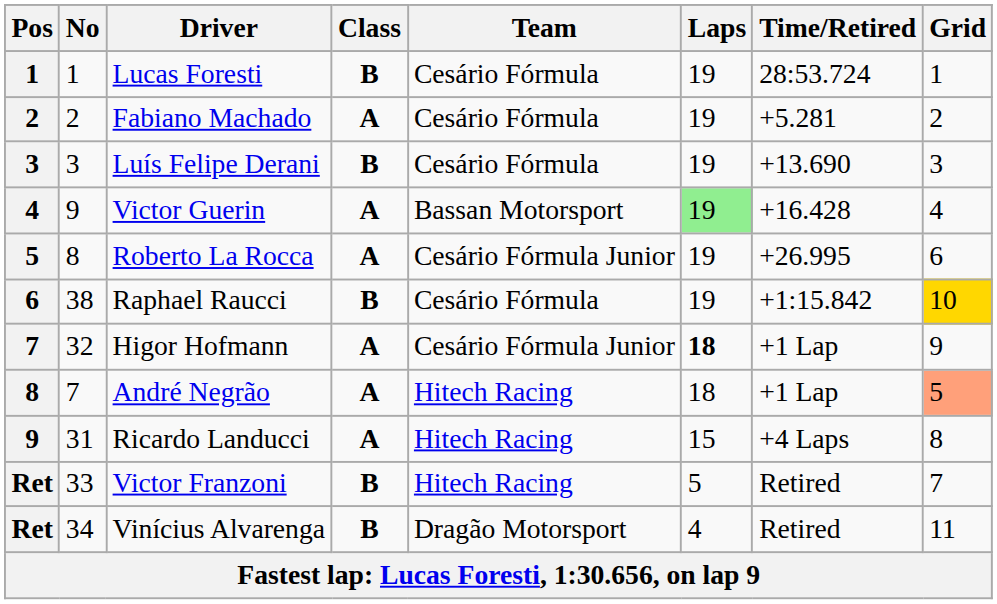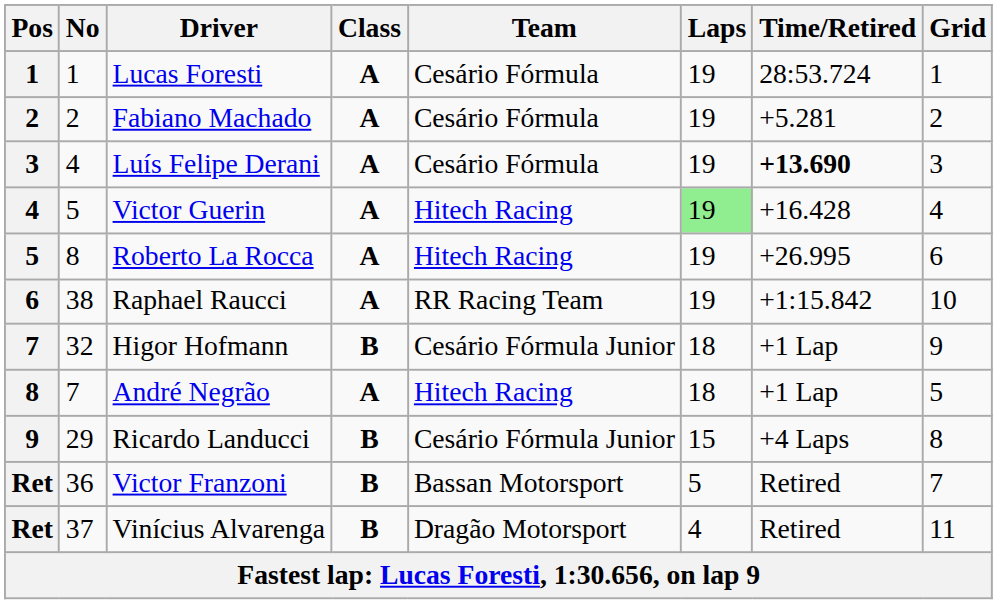(369, 73) B -> (369, 73) A
(73, 164) 3 -> (73, 164) 4
(369, 164) B -> (369, 164) A
(805, 164) normal -> (805, 164) bold
(73, 210) 9 -> (73, 210) 5
(519, 210) Bassan Motorsport -> (493, 210) Hitech Racing
(544, 255) Cesário Fórmula Junior -> (493, 255) Hitech Racing
(369, 301) B -> (369, 301) A
(506, 301) Cesário Fórmula -> (509, 301) RR Racing Team
(943, 301) gold background -> (943, 301) no background
(369, 346) A -> (369, 346) B
(702, 346) bold -> (702, 346) normal
(936, 392) lightsalmon background -> (936, 392) no background
(80, 438) 31 -> (80, 438) 29
(369, 438) A -> (369, 438) B
(493, 438) Hitech Racing -> (544, 438) Cesário Fórmula Junior
(80, 483) 33 -> (80, 483) 36
(493, 483) Hitech Racing -> (519, 483) Bassan Motorsport
(80, 529) 34 -> (80, 529) 37
